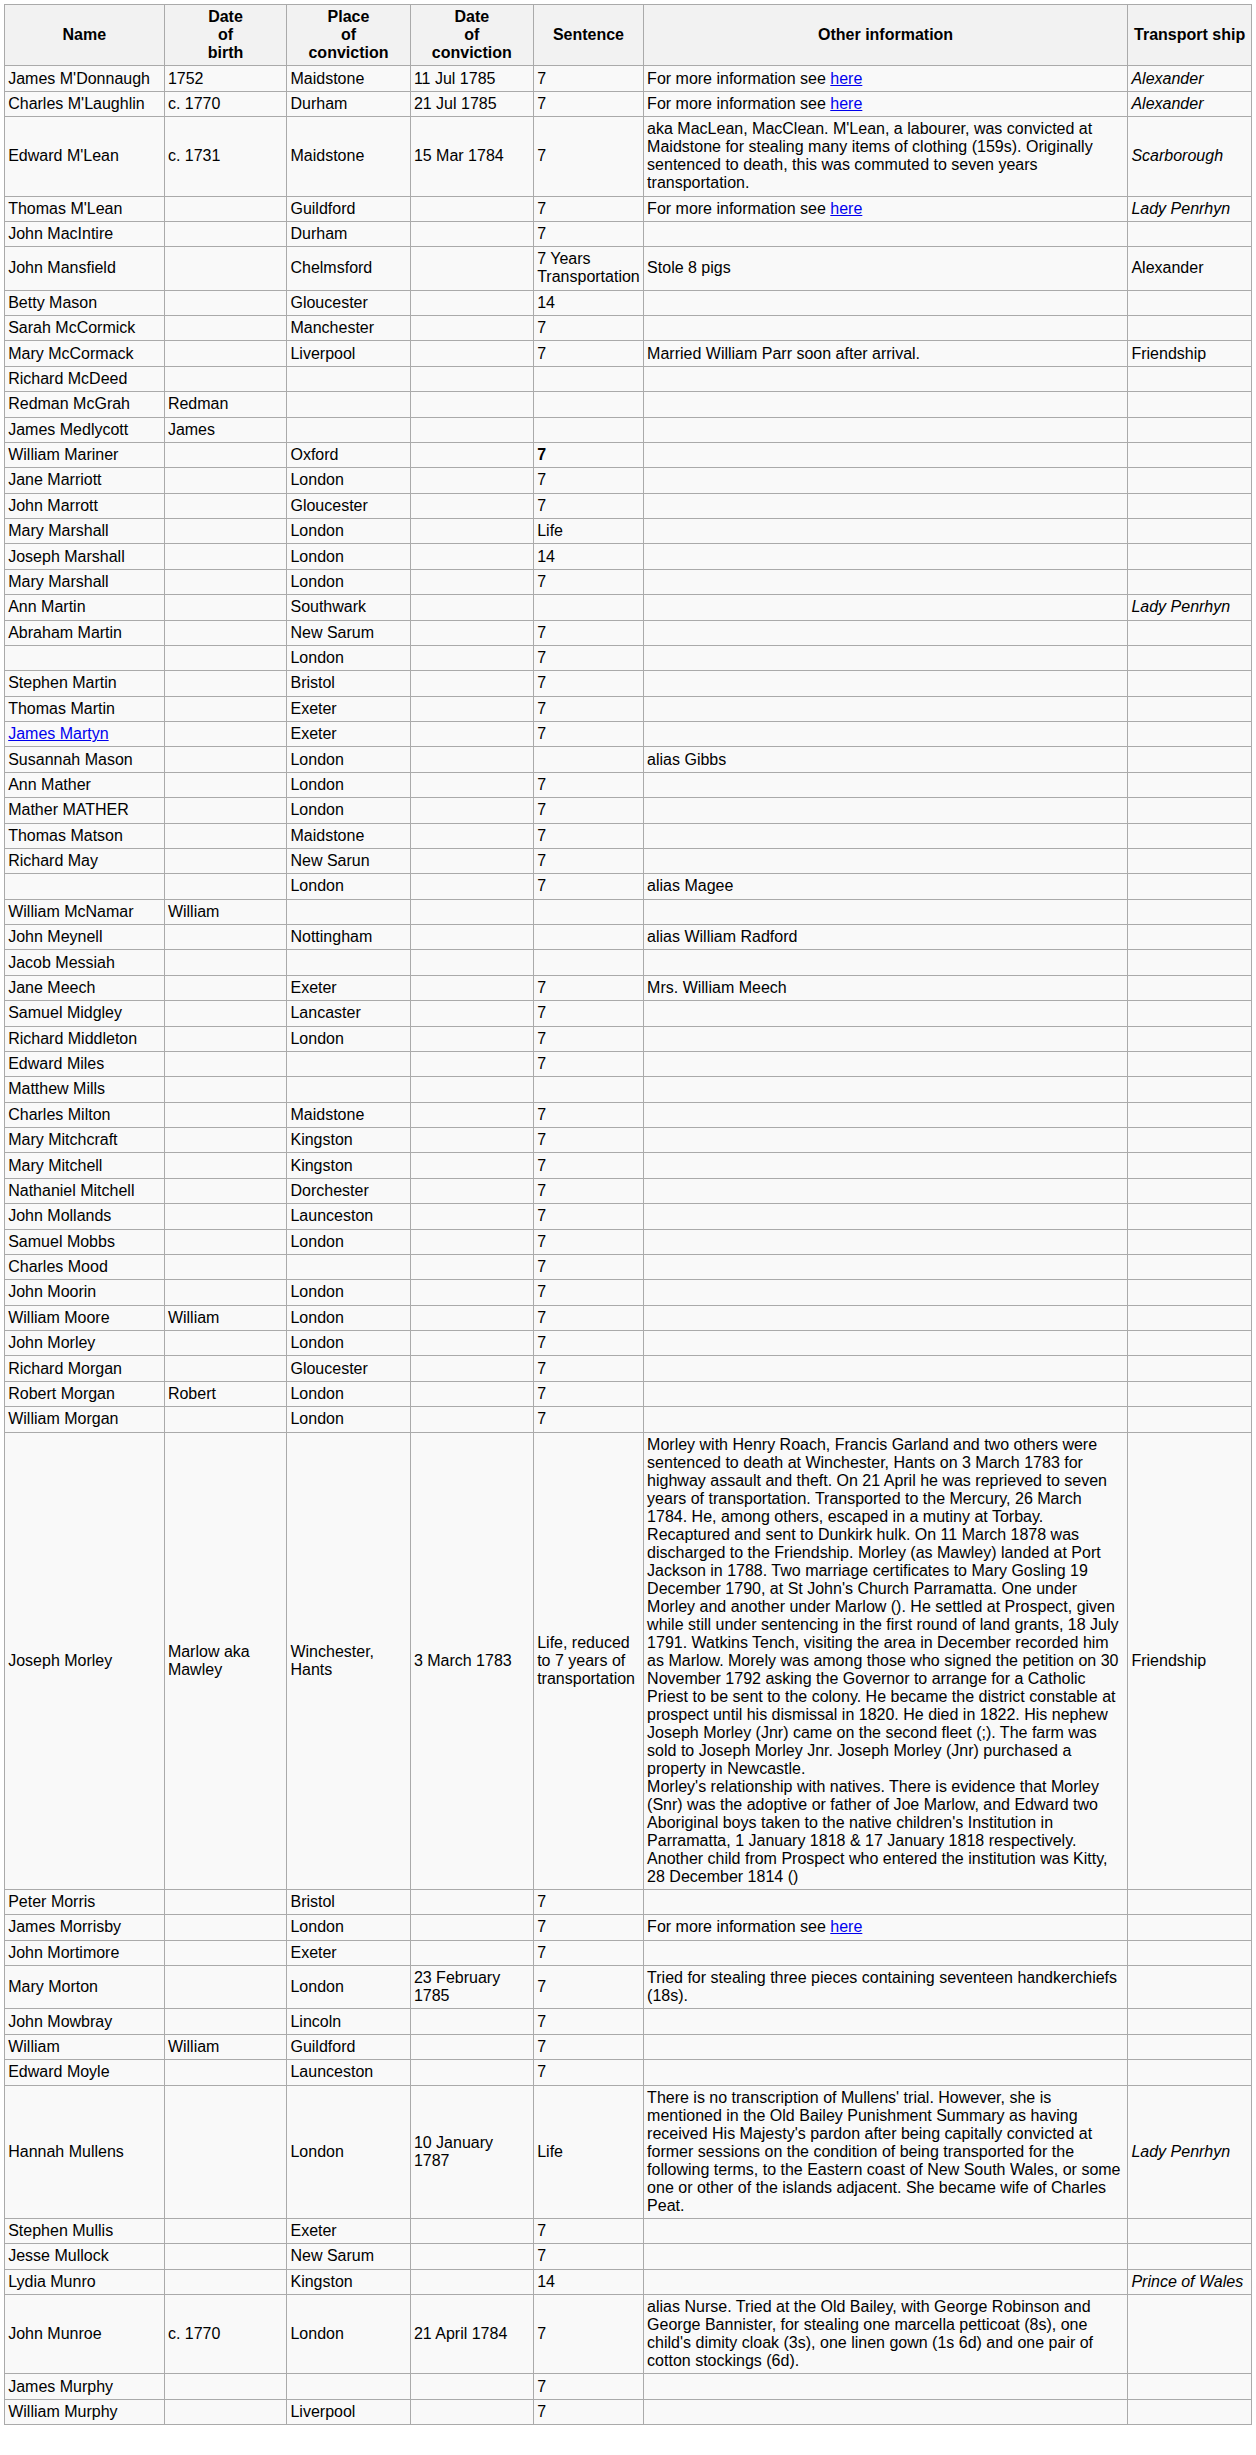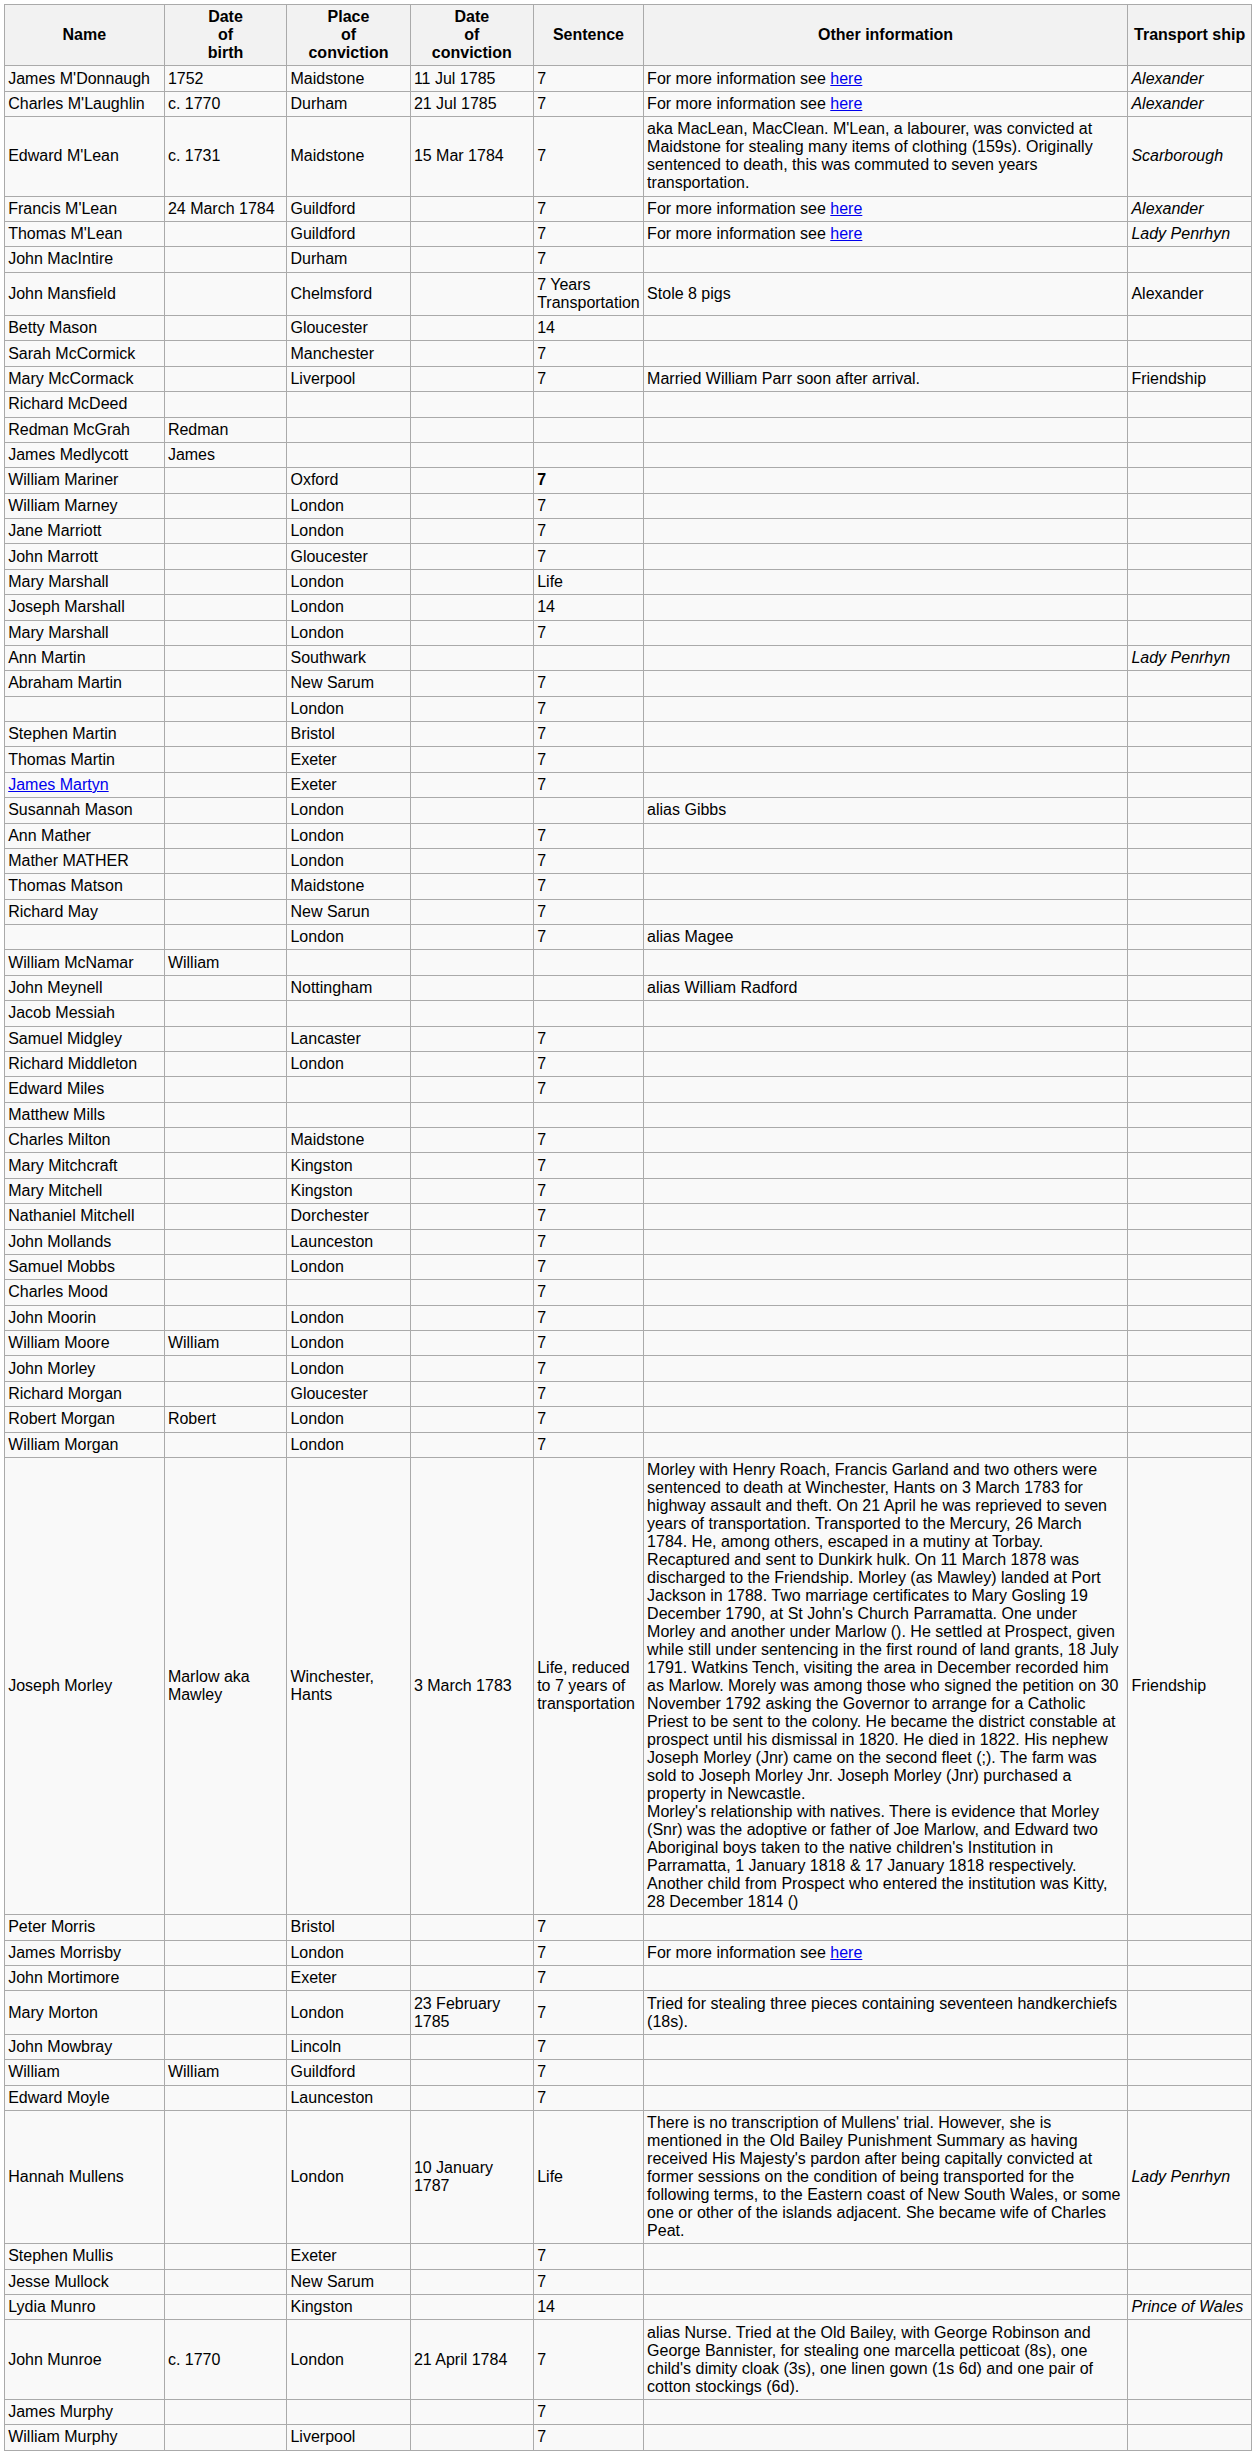+ row: (63, 208)
+ row: (63, 505)
- row: (52, 987)
